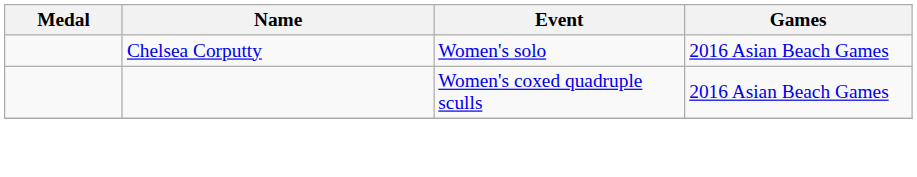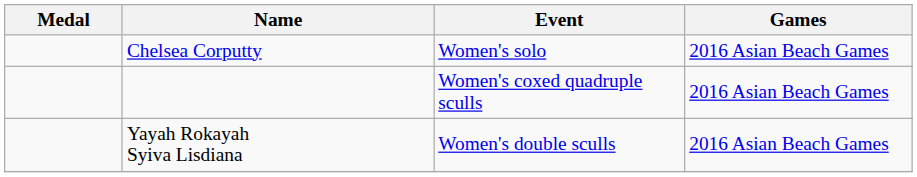+ row: (188, 144)
